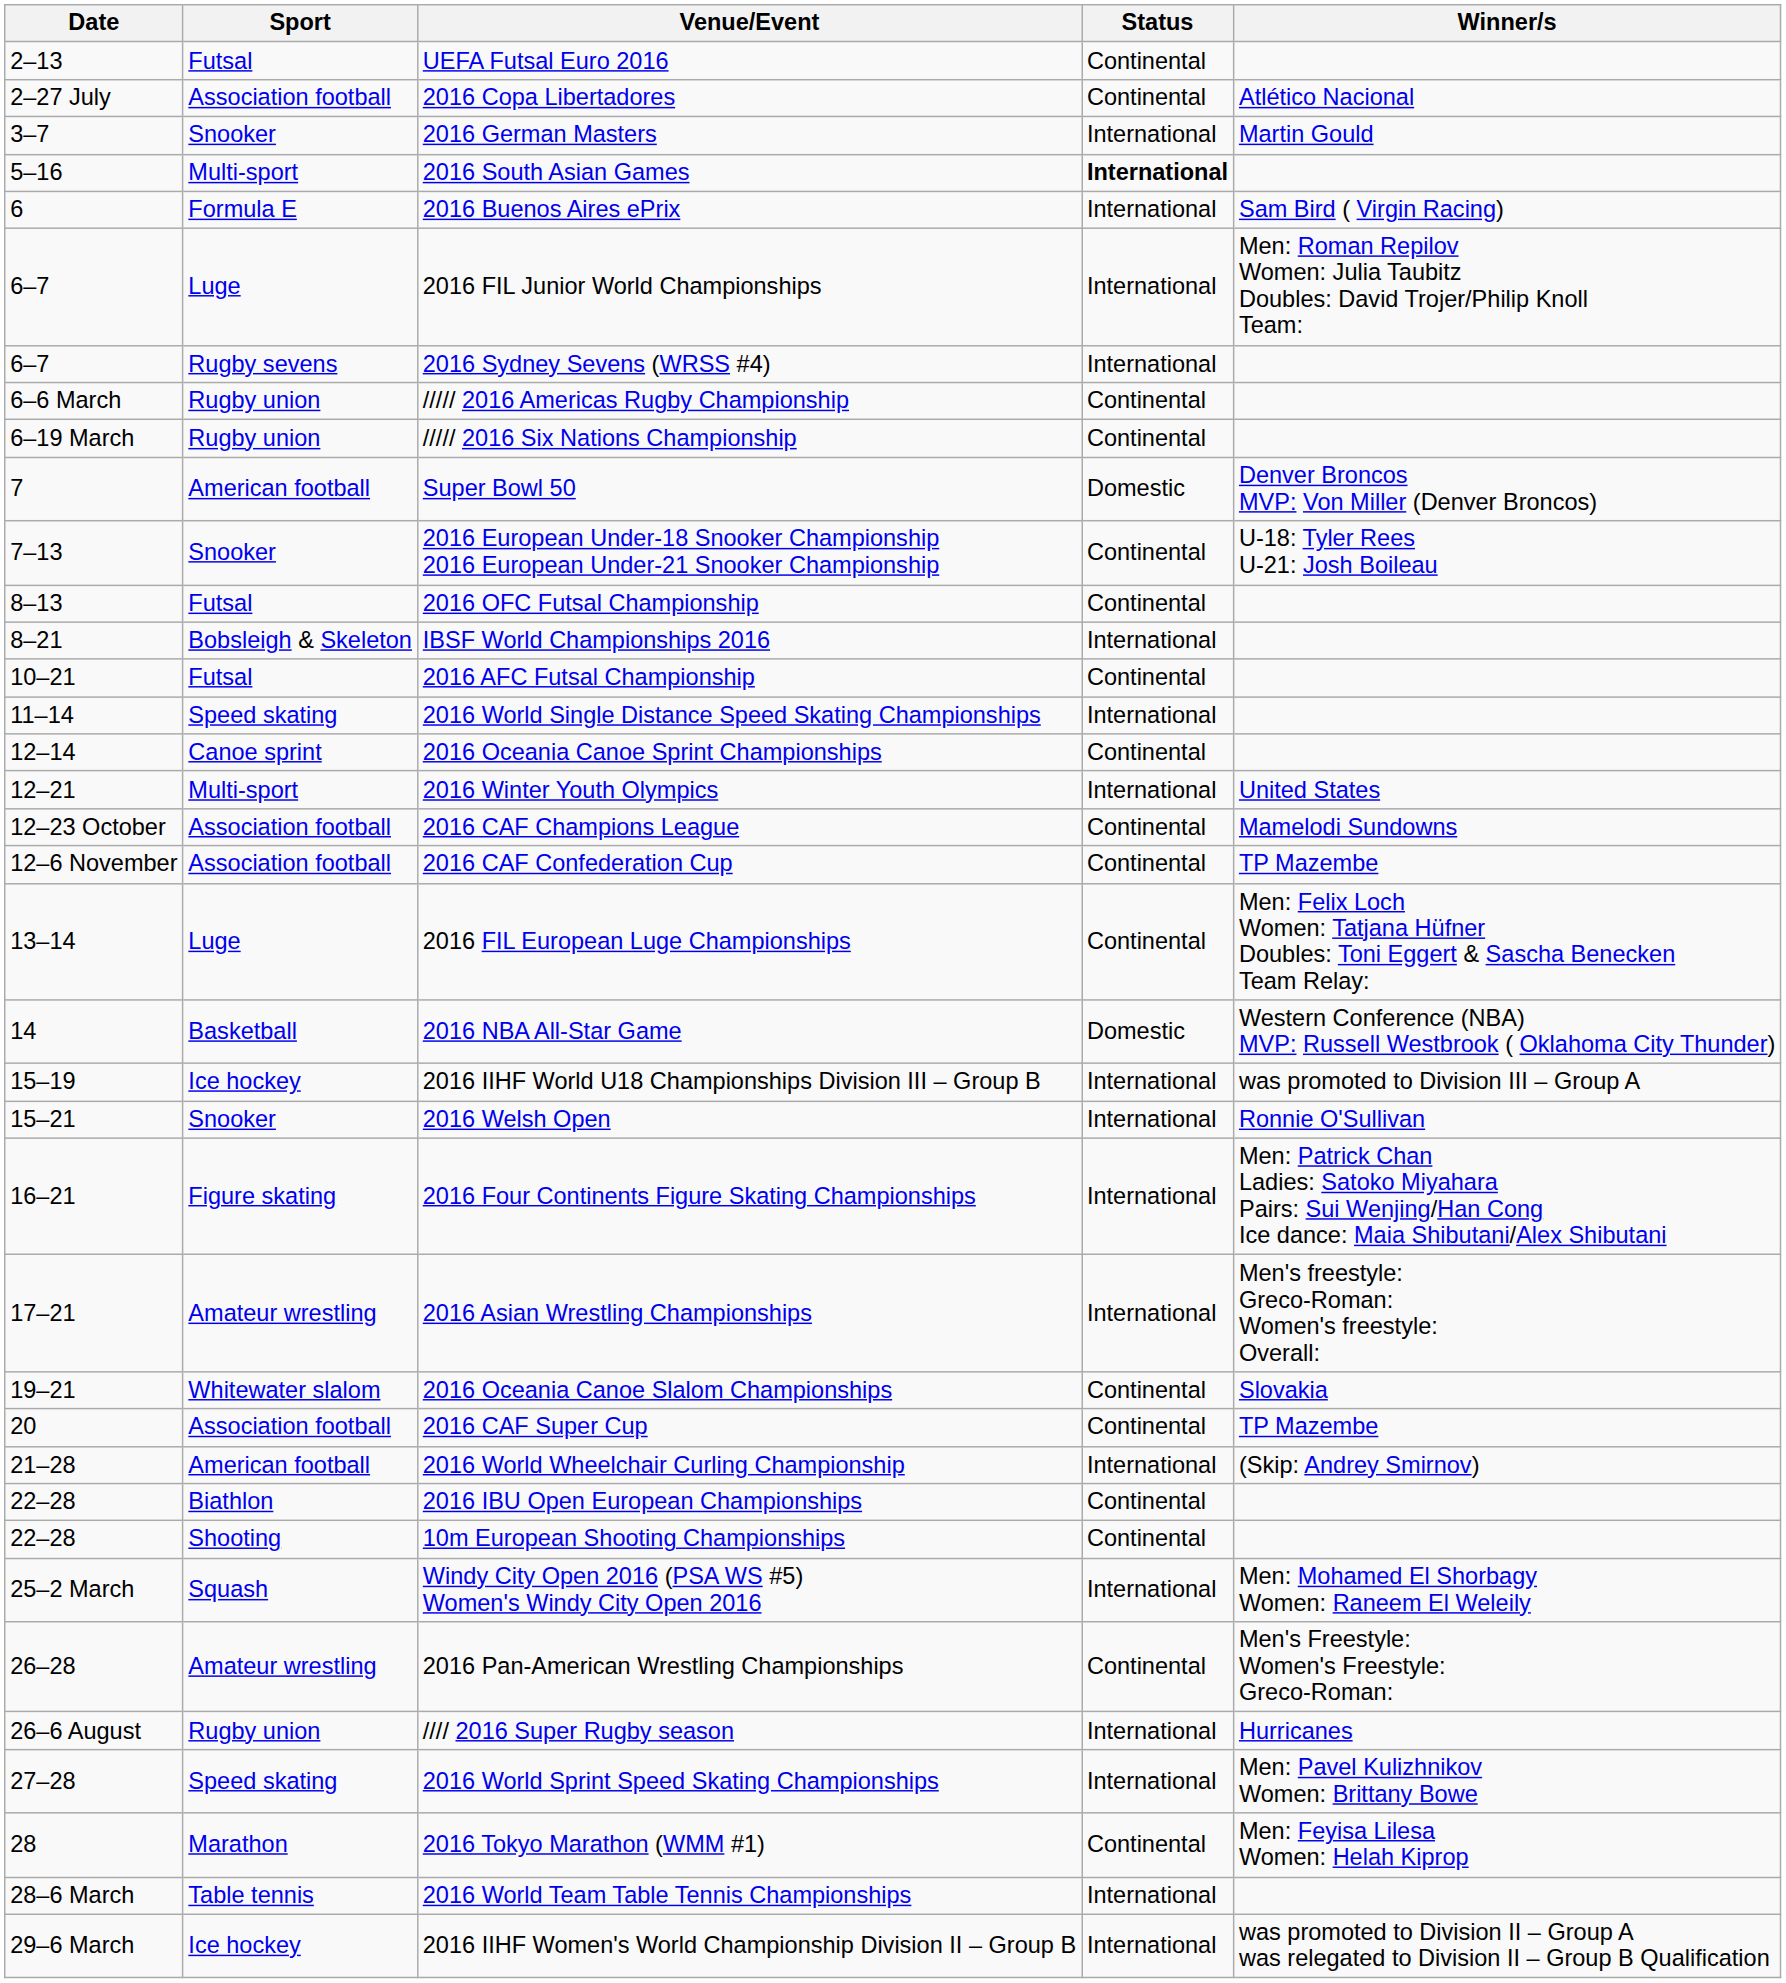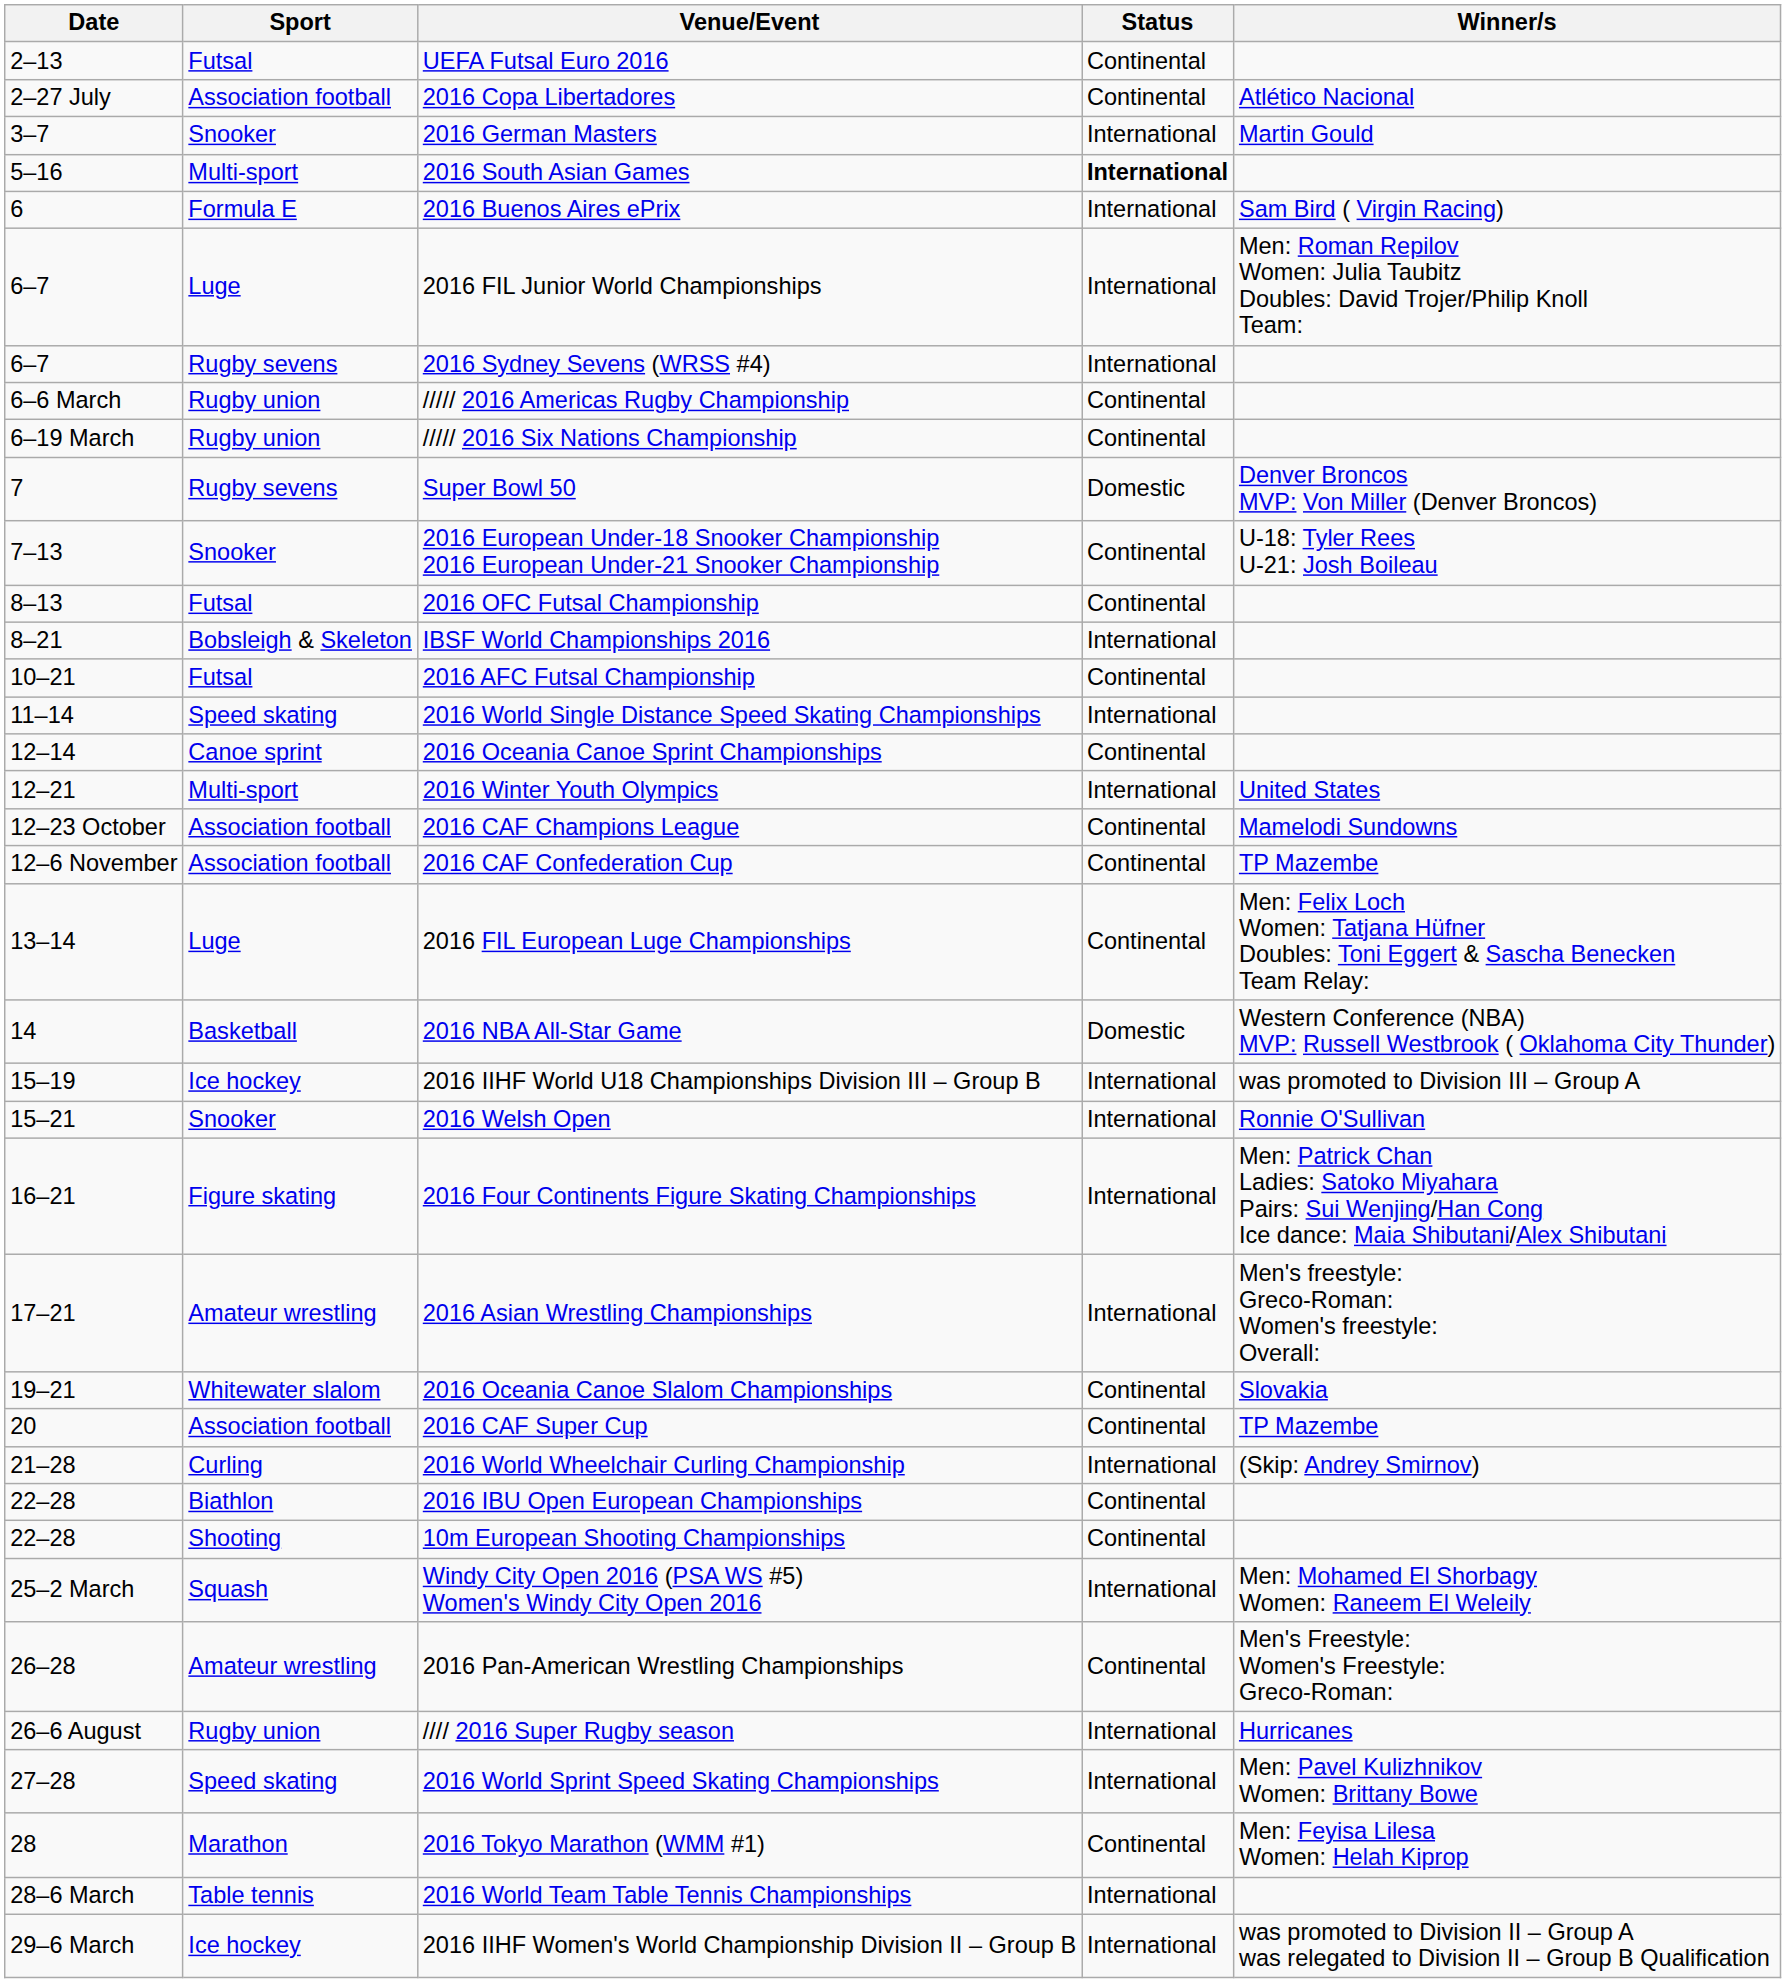(279, 488) American football -> (263, 488) Rugby sevens
(279, 1464) American football -> (226, 1464) Curling
